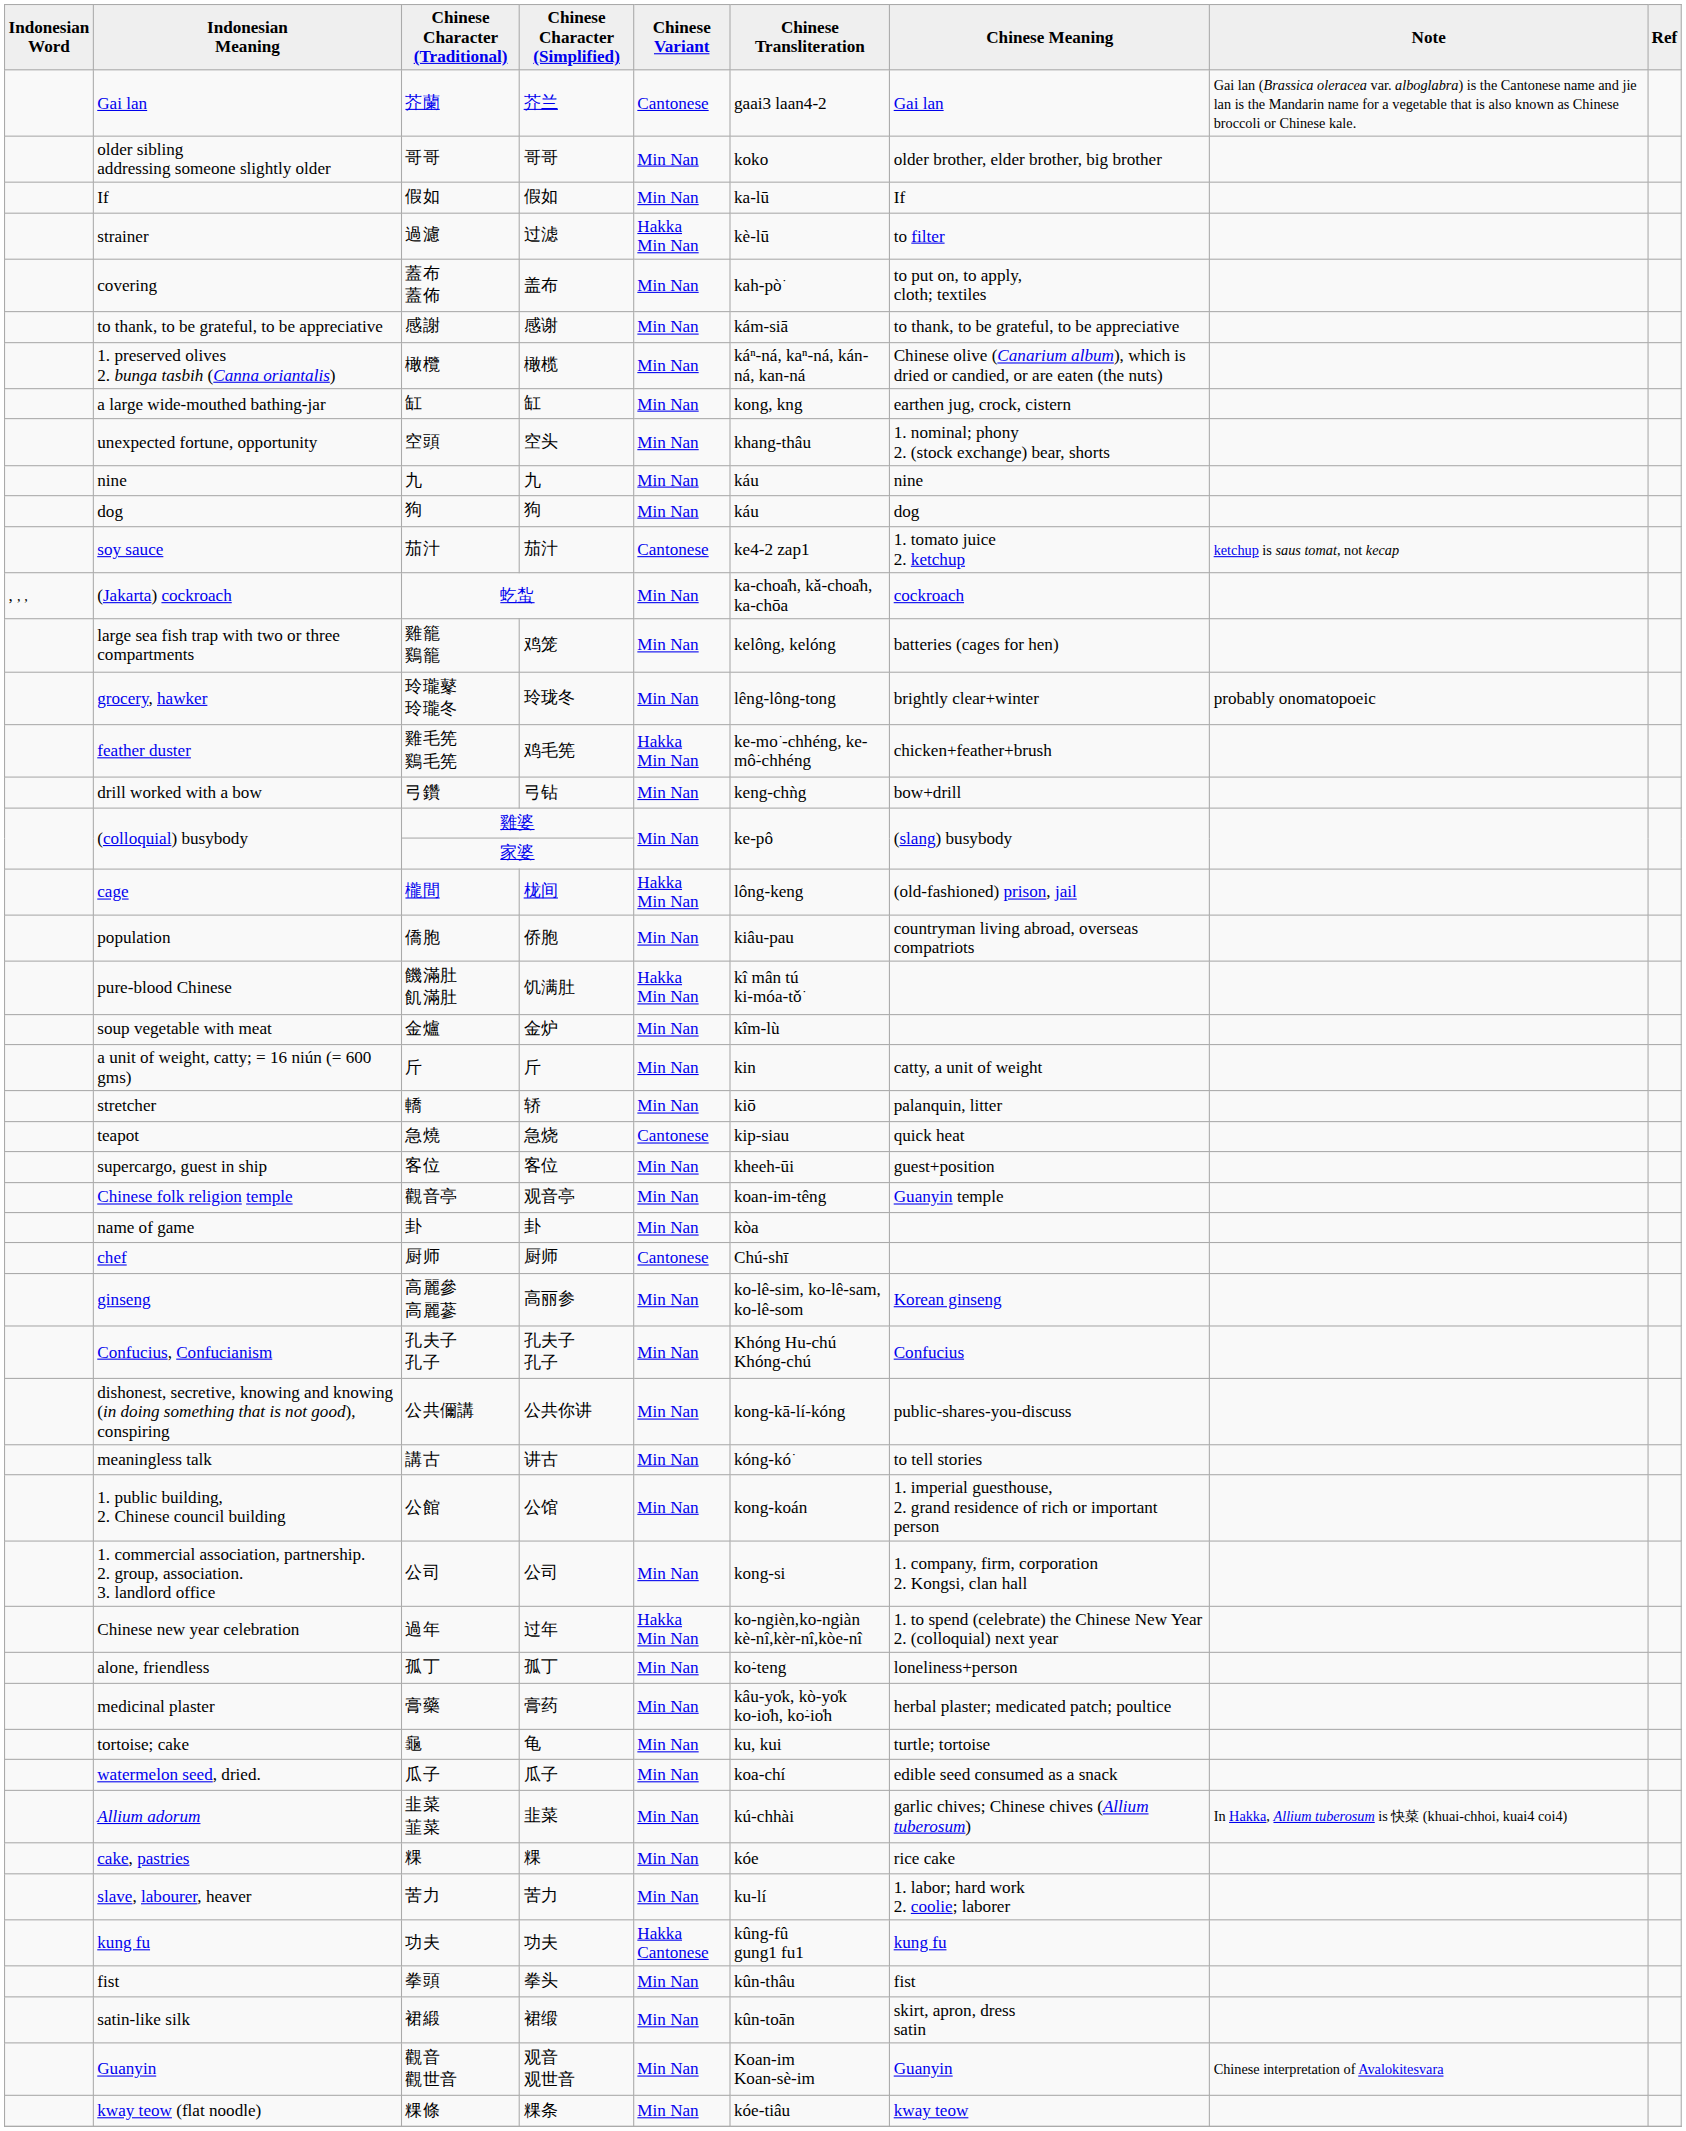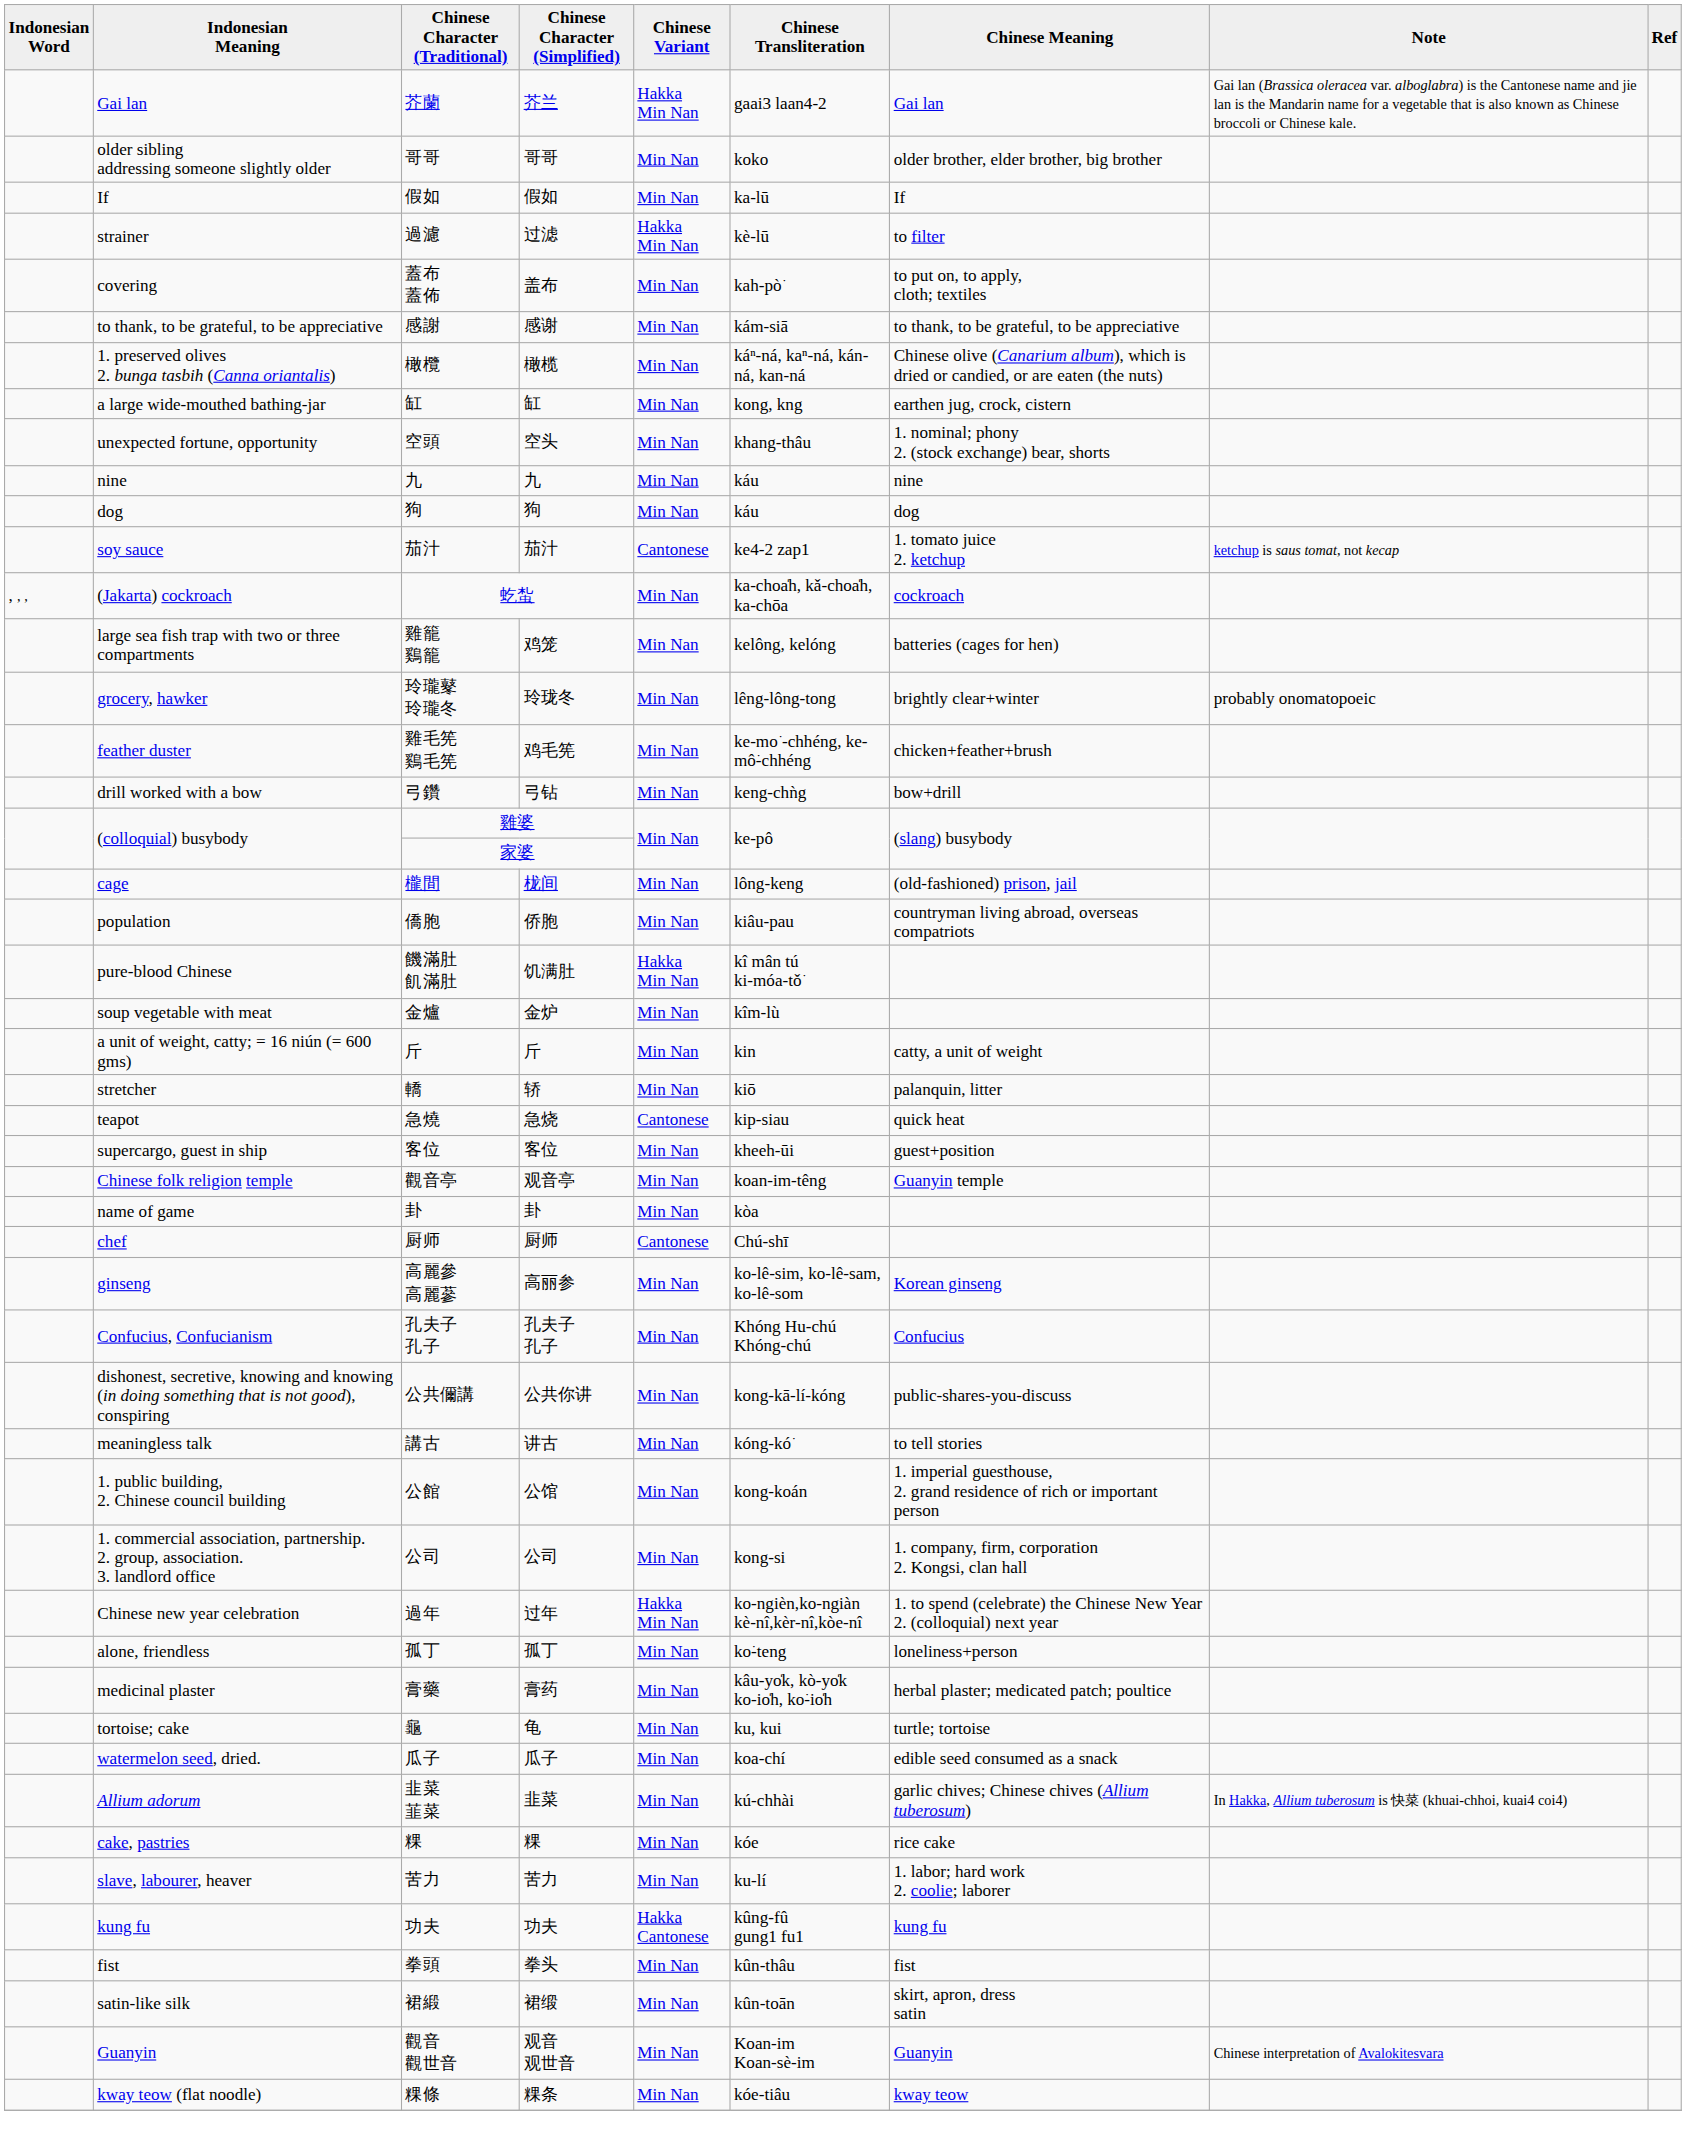(673, 103) Cantonese -> (668, 103) Hakka Min Nan
(668, 751) Hakka Min Nan -> (668, 751) Min Nan
(668, 891) Hakka Min Nan -> (668, 883) Min Nan
